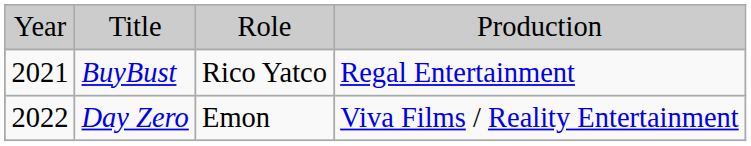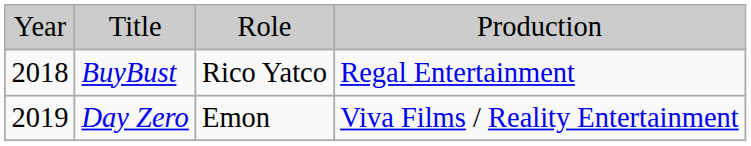(40, 72) 2021 -> (40, 72) 2018
(40, 117) 2022 -> (40, 117) 2019
